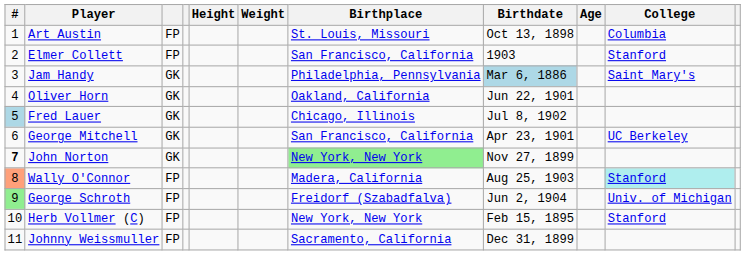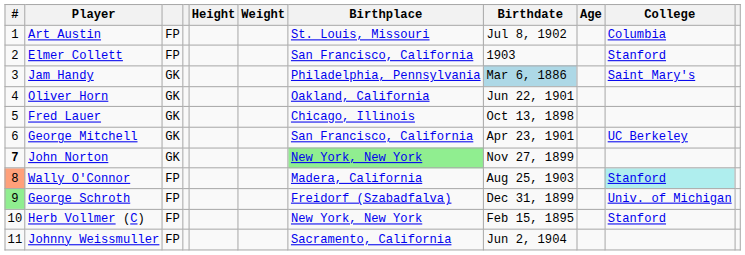(530, 35) Oct 13, 1898 -> (527, 35) Jul 8, 1902
(15, 117) lightblue background -> (15, 117) no background
(527, 117) Jul 8, 1902 -> (530, 117) Oct 13, 1898
(527, 198) Jun 2, 1904 -> (530, 198) Dec 31, 1899
(530, 239) Dec 31, 1899 -> (527, 239) Jun 2, 1904
